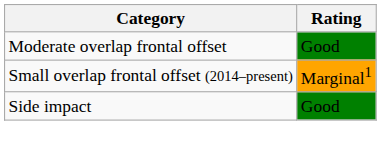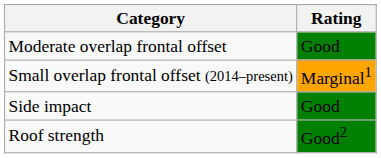+ row: (56, 136)
